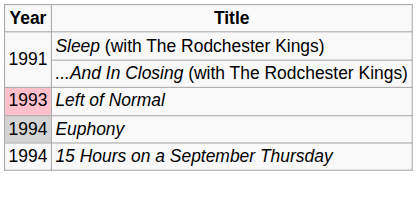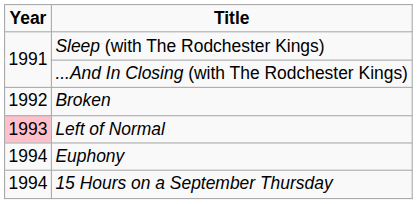+ row: (83, 101)
(28, 128) lightgrey background -> (28, 156) no background
